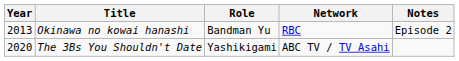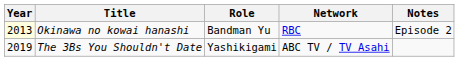(20, 30) no background -> (20, 30) lightyellow background
(20, 47) 2020 -> (20, 47) 2019
